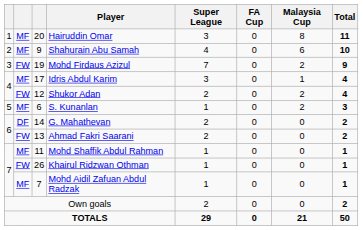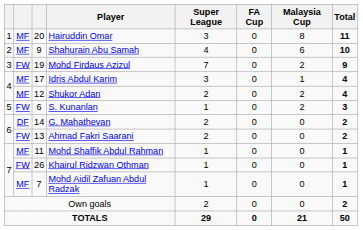(23, 94) FW -> (23, 94) MF
(23, 108) MF -> (23, 108) FW
